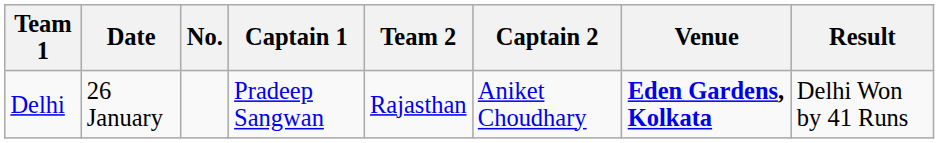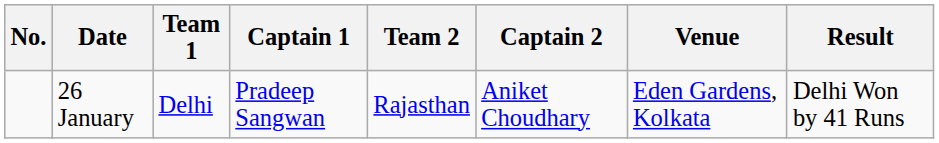columns swapped: (205, 37) <-> (43, 37)
(706, 104) bold -> (705, 104) normal
